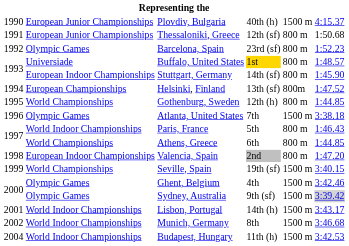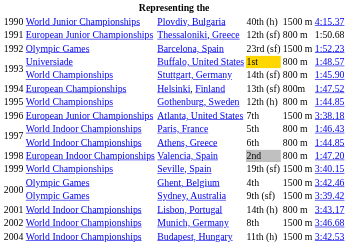(89, 21) European Junior Championships -> (83, 21) World Junior Championships
(295, 48) 800 m -> (298, 48) 1500 m
(90, 75) European Indoor Championships -> (69, 75) World Championships
(58, 115) Olympic Games -> (89, 115) European Junior Championships
(69, 142) World Championships -> (84, 142) World Indoor Championships
(330, 196) lightgrey background -> (330, 196) no background
(298, 209) 1500 m -> (295, 209) 800 m
